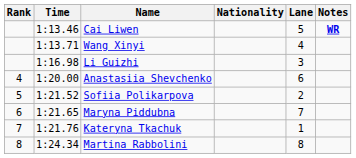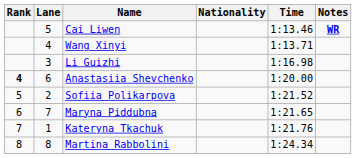columns swapped: (301, 13) <-> (57, 13)
(19, 79) normal -> (19, 79) bold
